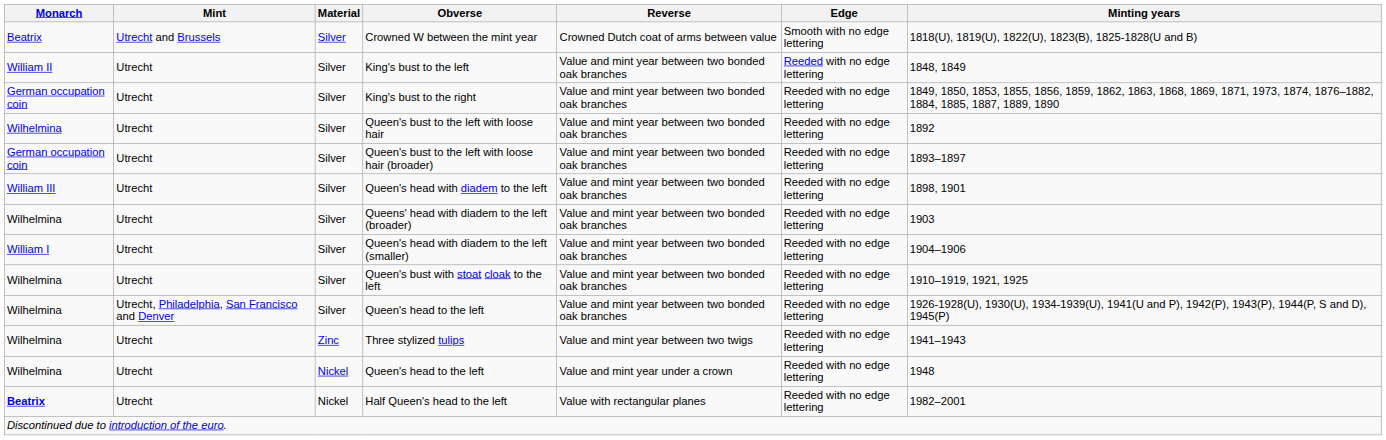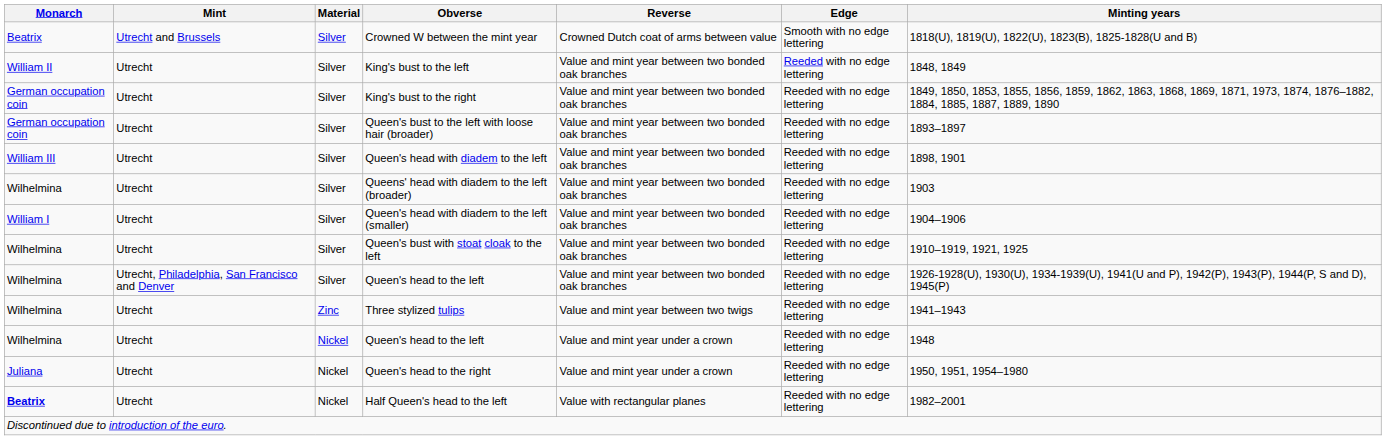- row: (134, 128)
+ row: (134, 371)
